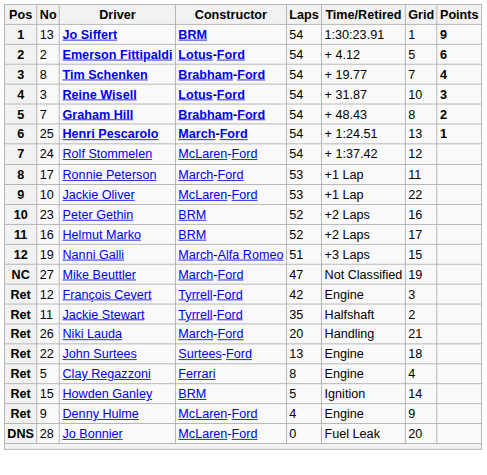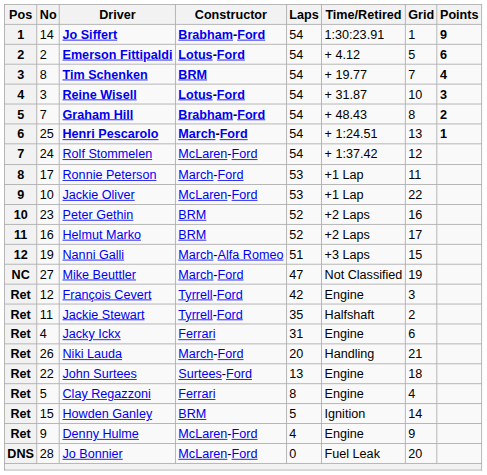(47, 35) 13 -> (47, 35) 14
(193, 35) BRM -> (222, 35) Brabham-Ford
(222, 75) Brabham-Ford -> (193, 75) BRM
+ row: (92, 334)
